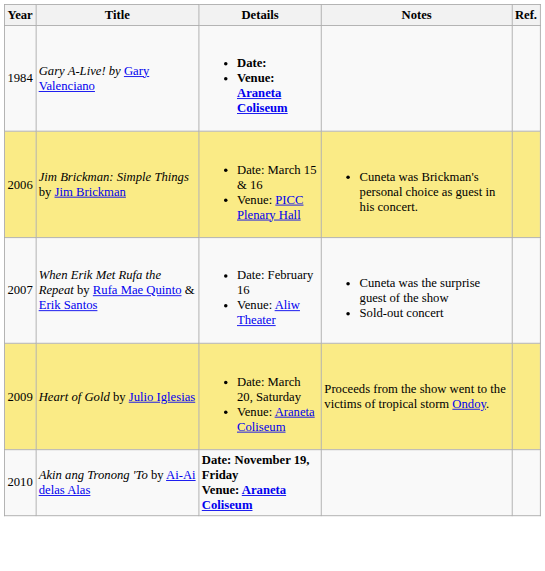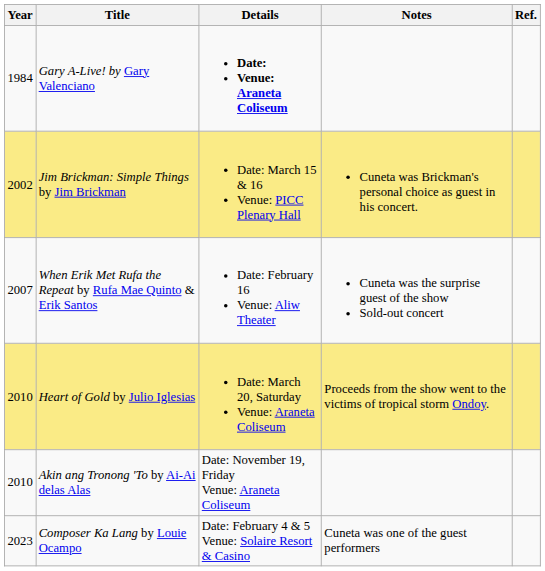(20, 184) 2006 -> (20, 184) 2002
(20, 397) 2009 -> (20, 397) 2010
(256, 482) bold -> (253, 482) normal
+ row: (113, 541)
